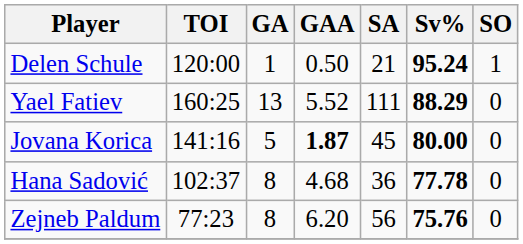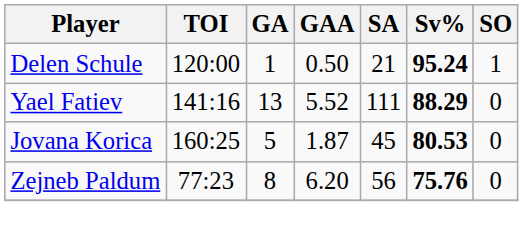(206, 102) 160:25 -> (206, 102) 141:16
(206, 141) 141:16 -> (206, 141) 160:25
(327, 141) bold -> (327, 141) normal
(440, 141) 80.00 -> (440, 141) 80.53
- row: (79, 180)
